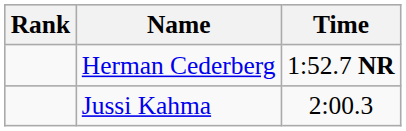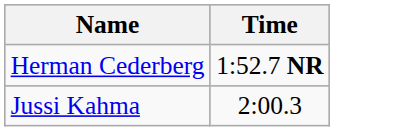- column: (40, 24)
